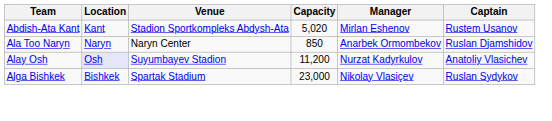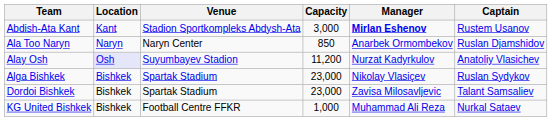(314, 28) 5,020 -> (326, 28) 3,000
(375, 28) normal -> (389, 28) bold
+ row: (41, 92)
+ row: (49, 108)
